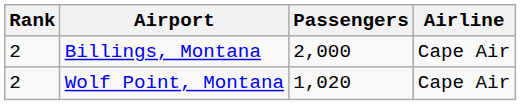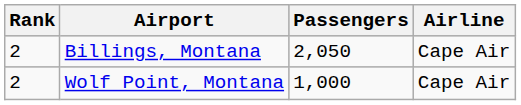(322, 52) 2,000 -> (322, 52) 2,050
(322, 83) 1,020 -> (322, 83) 1,000
